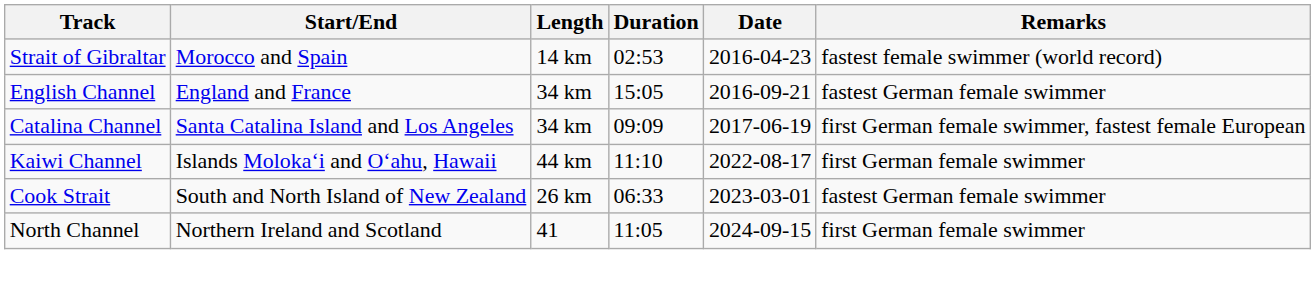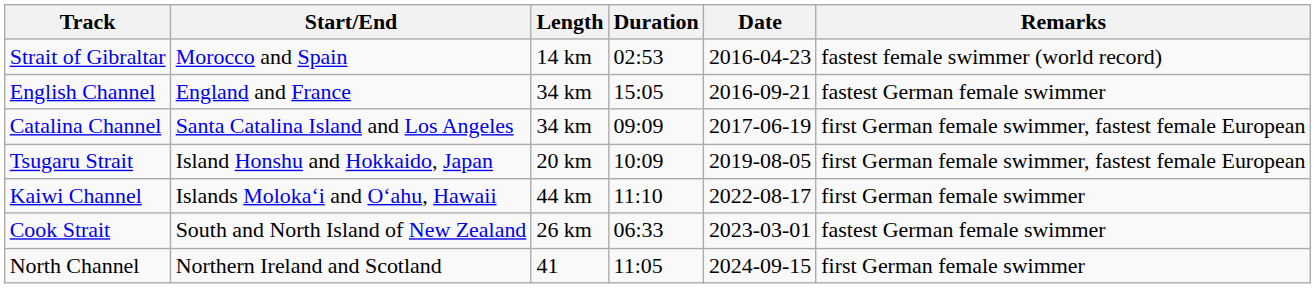+ row: (71, 160)
